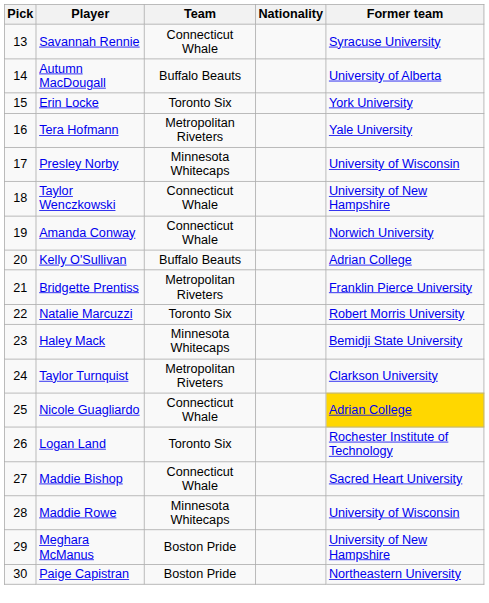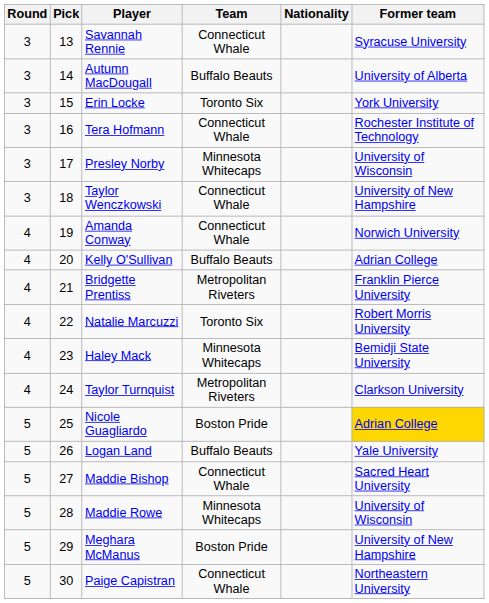+ column: (27, 14)
(200, 130) Metropolitan Riveters -> (232, 130) Connecticut Whale
(371, 130) Yale University -> (414, 130) Rochester Institute of Technology
(200, 410) Connecticut Whale -> (232, 424) Boston Pride
(200, 444) Toronto Six -> (232, 451) Buffalo Beauts
(389, 444) Rochester Institute of Technology -> (396, 451) Yale University
(200, 574) Boston Pride -> (232, 581) Connecticut Whale
